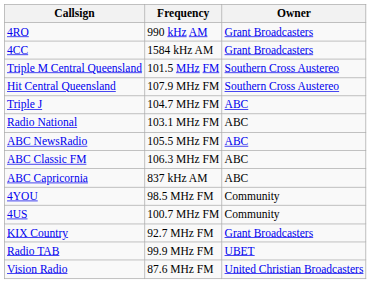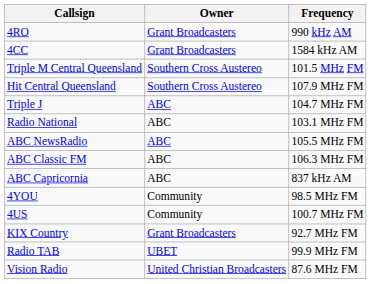columns swapped: (183, 13) <-> (294, 13)
